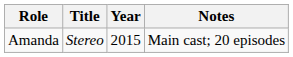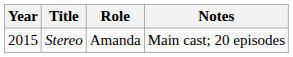columns swapped: (126, 16) <-> (33, 16)
